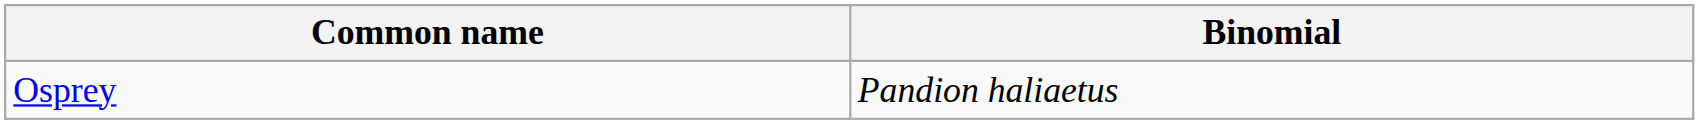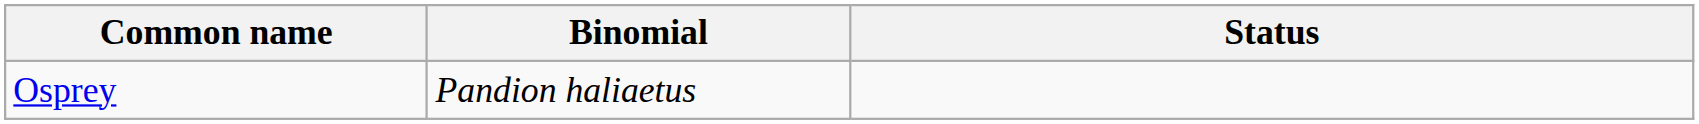+ column: (1272, 32)
